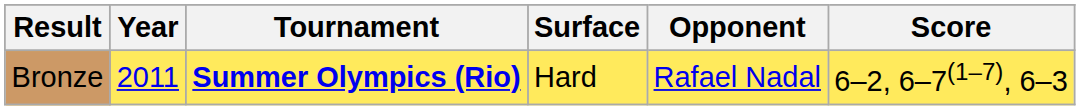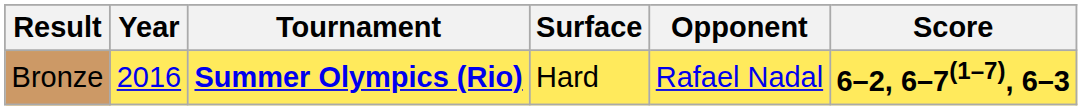(148, 77) 2011 -> (149, 77) 2016
(951, 77) normal -> (953, 77) bold
